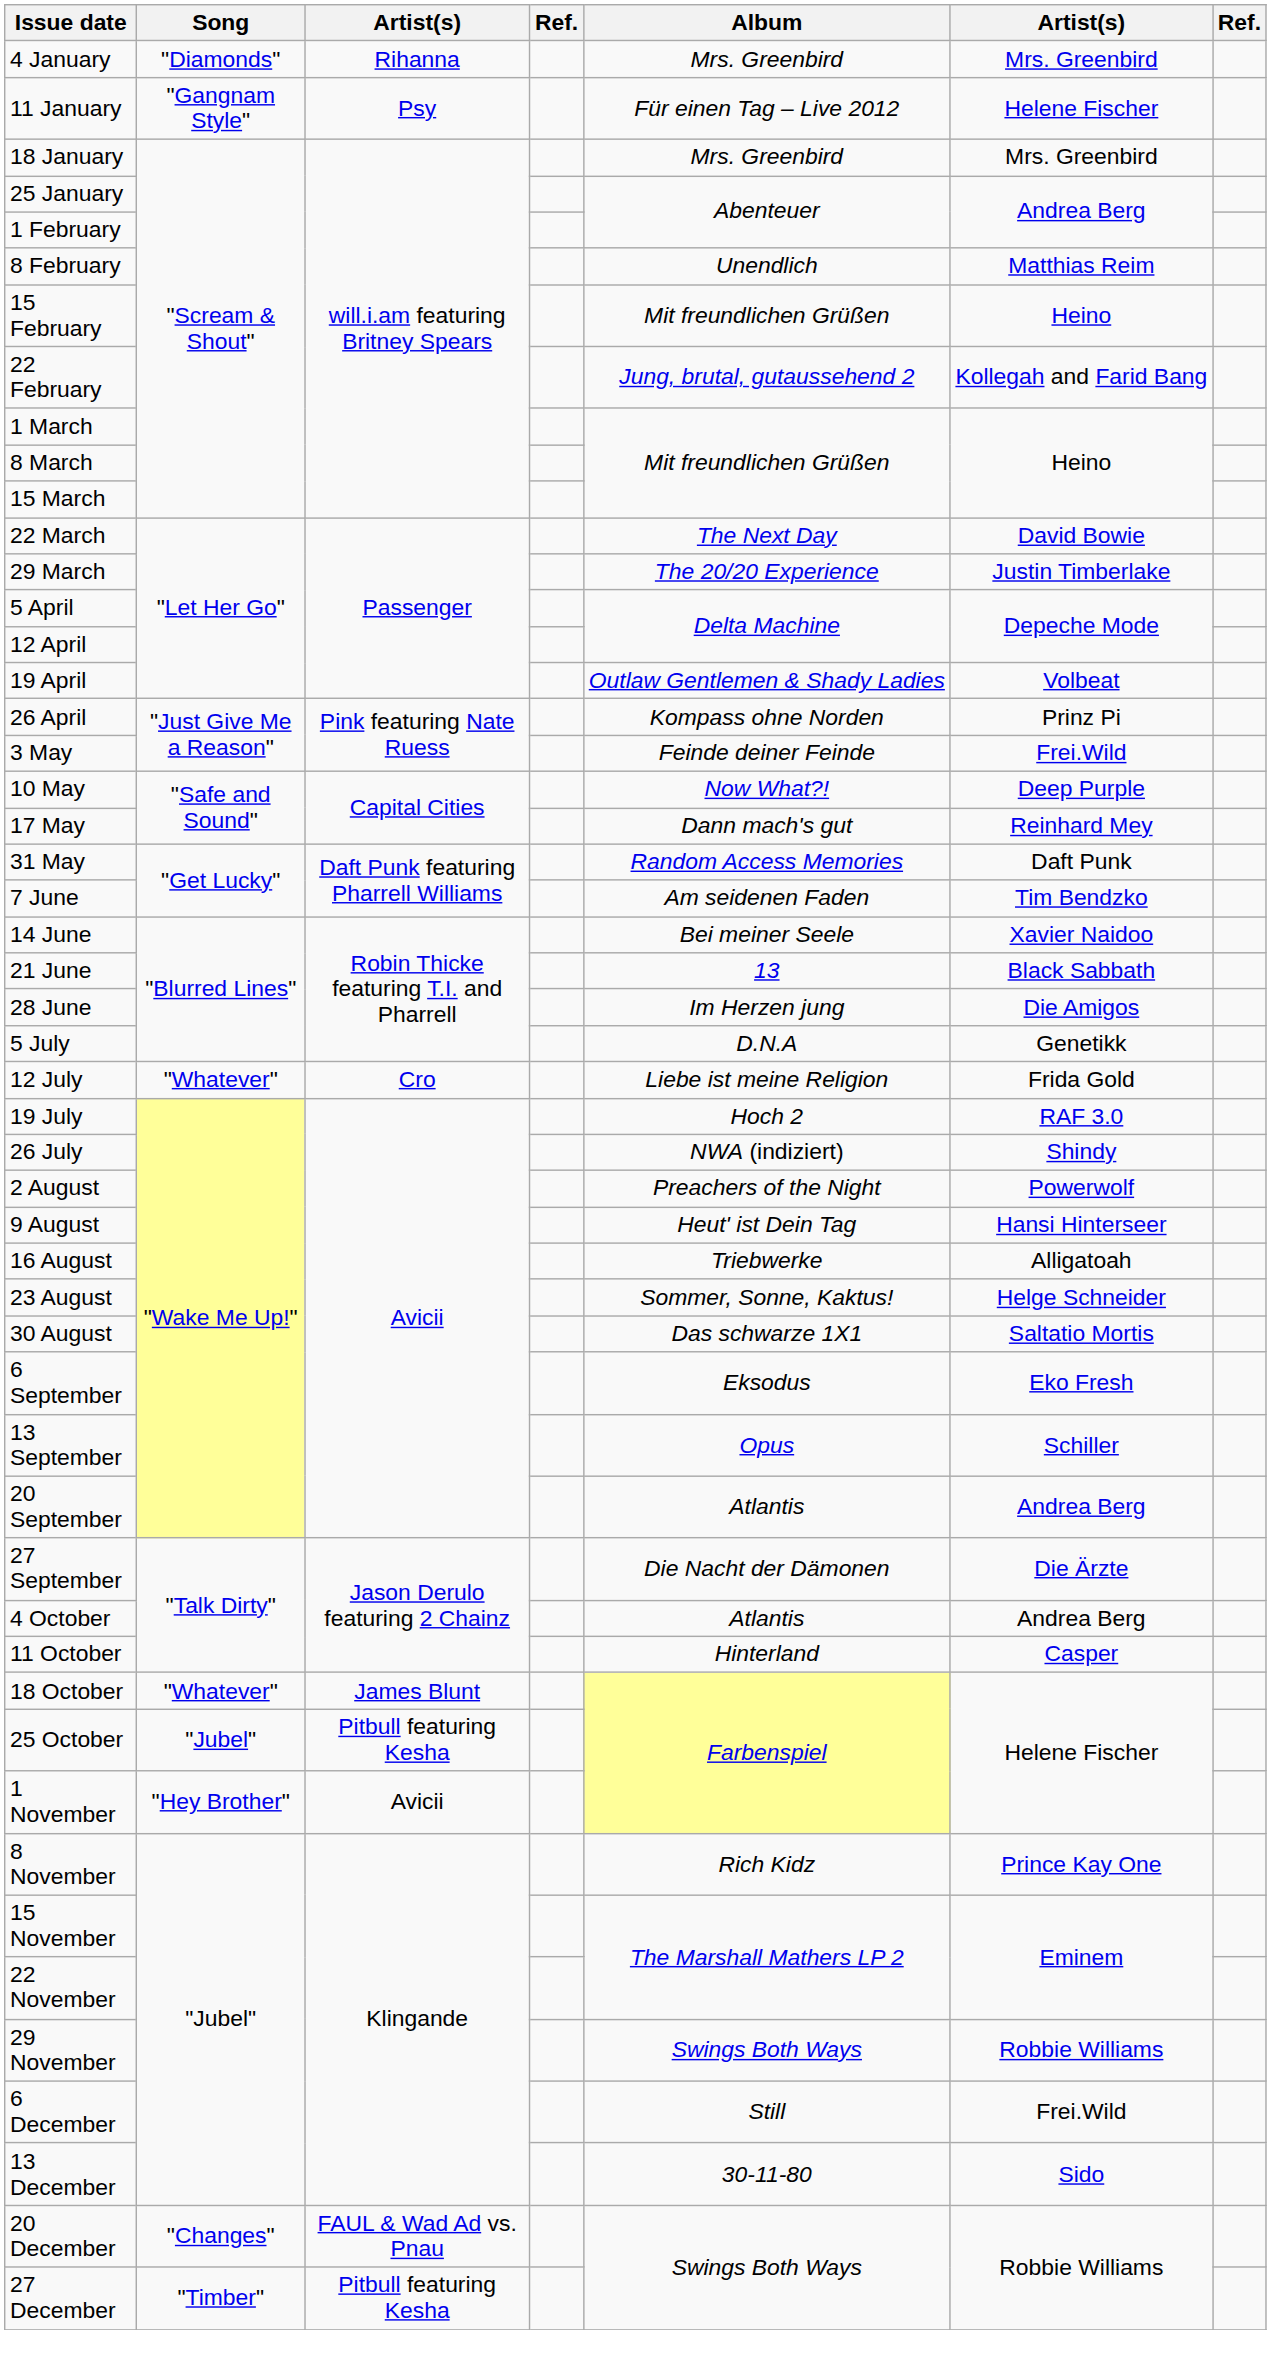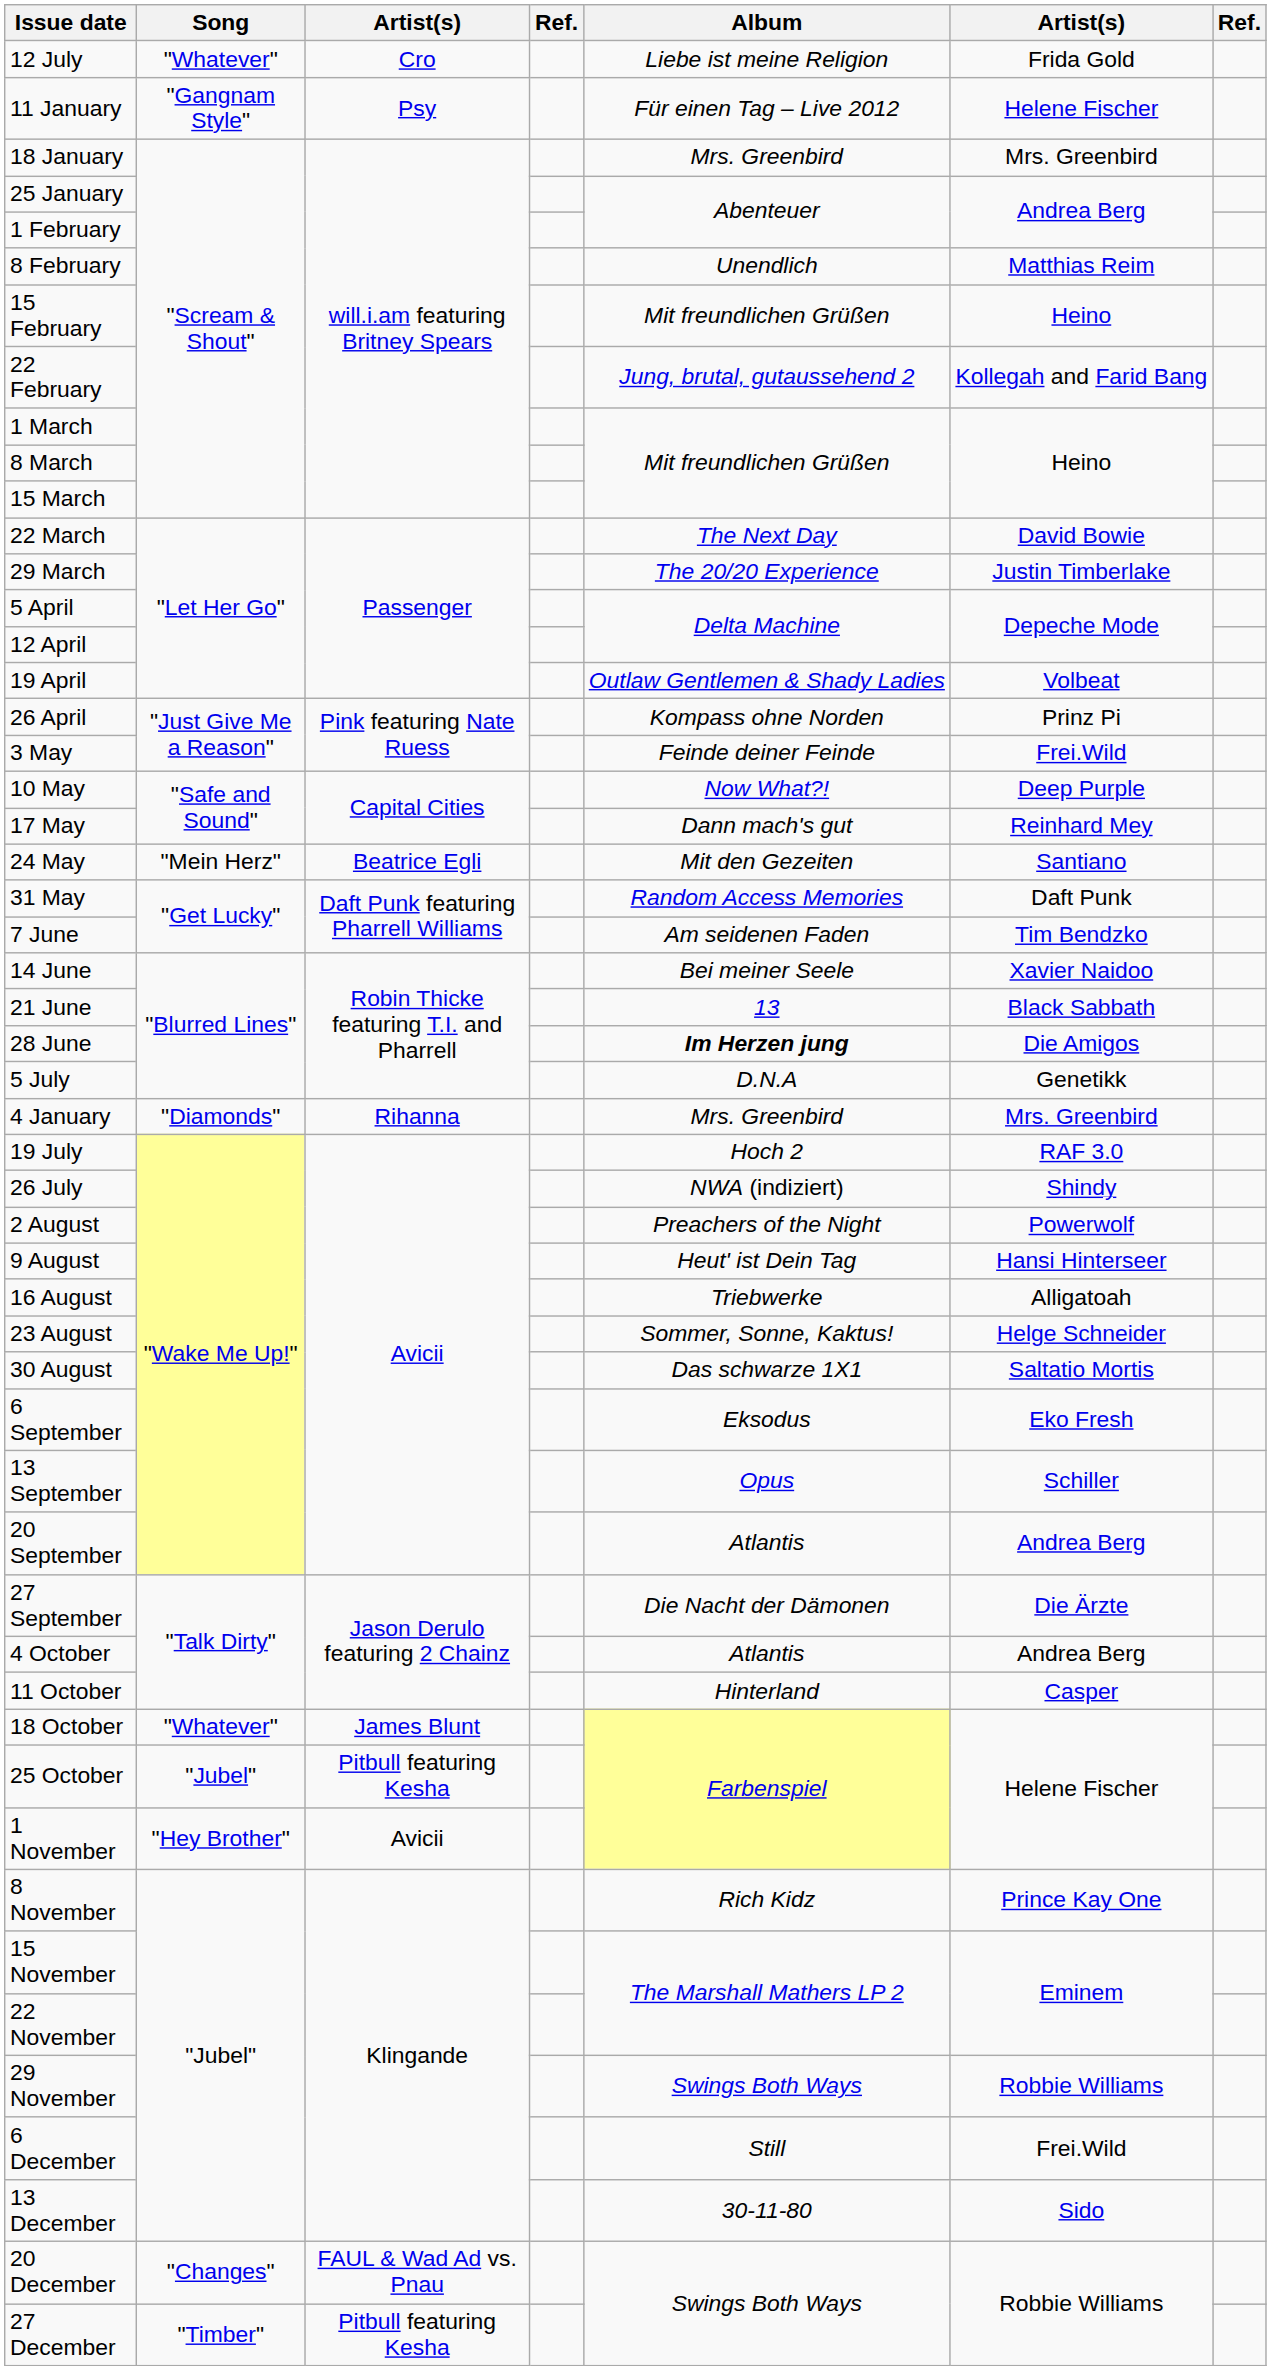rows swapped: (60, 58) <-> (46, 1079)
+ row: (48, 861)
(767, 1007) normal -> (767, 1043) bold
